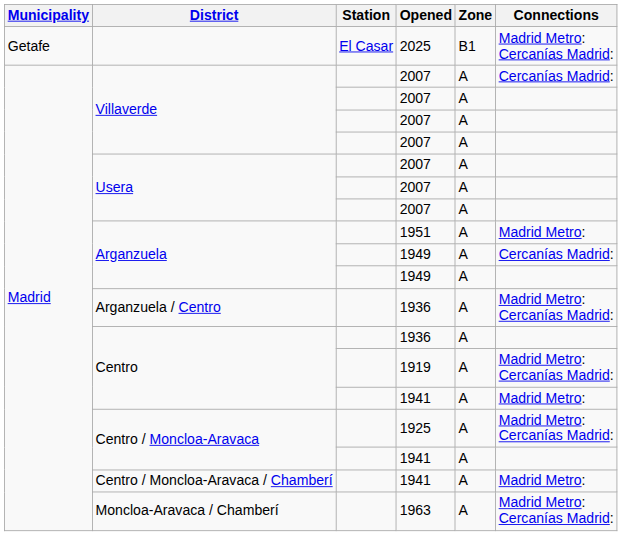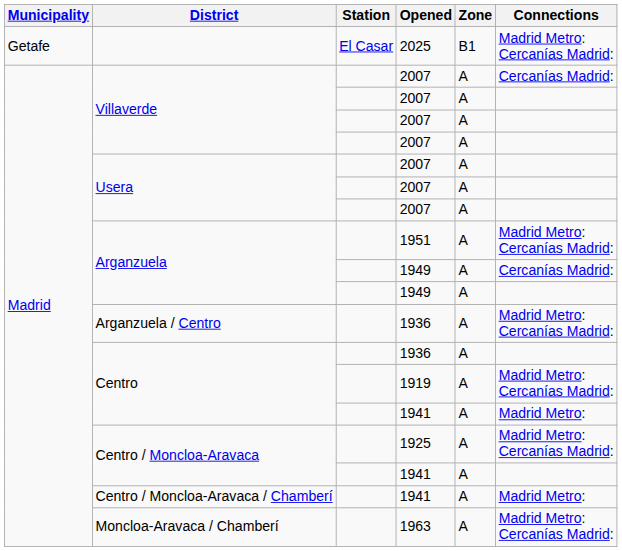(542, 232) Madrid Metro: -> (556, 240) Madrid Metro: Cercanías Madrid:
